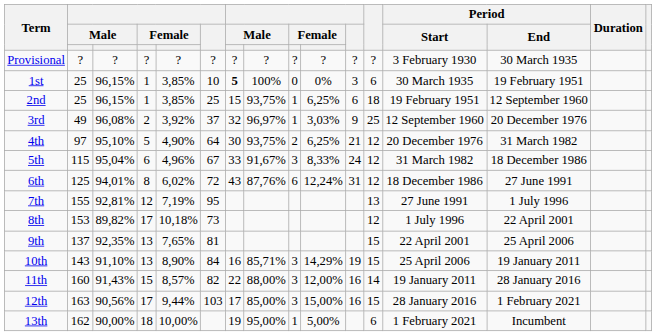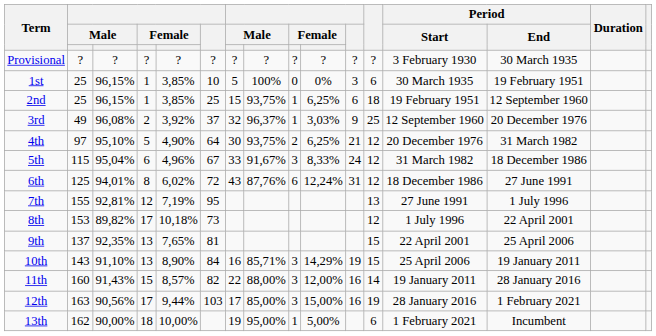(235, 80) bold -> (235, 80) normal
(266, 120) 96,97% -> (266, 120) 96,37%
(373, 300) 15 -> (373, 300) 19
